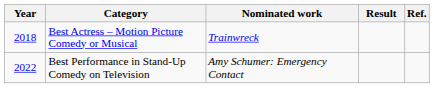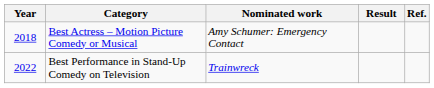(234, 37) Trainwreck -> (267, 37) Amy Schumer: Emergency Contact
(267, 67) Amy Schumer: Emergency Contact -> (234, 67) Trainwreck
